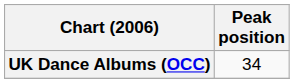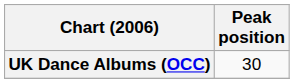(252, 64) 34 -> (252, 64) 30
